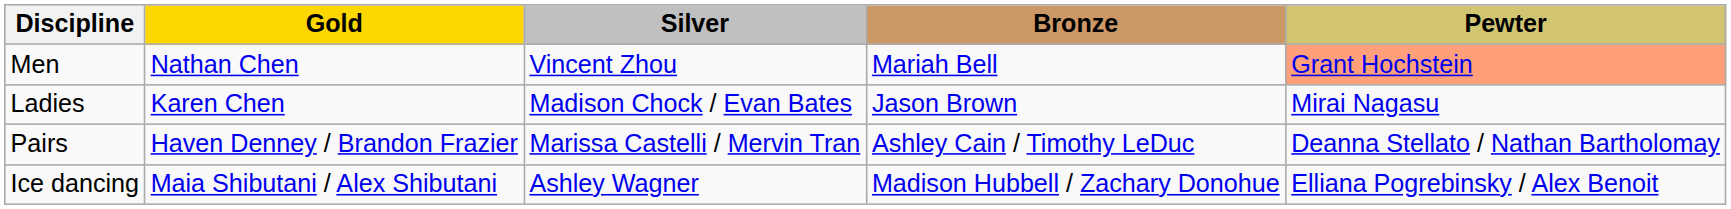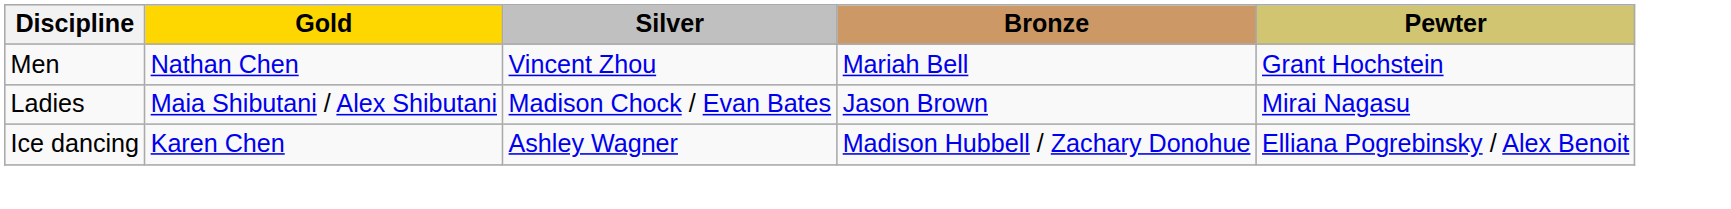(1382, 64) lightsalmon background -> (1353, 64) no background
(218, 104) Karen Chen -> (324, 104) Maia Shibutani / Alex Shibutani
- row: (39, 143)
(324, 183) Maia Shibutani / Alex Shibutani -> (218, 143) Karen Chen
